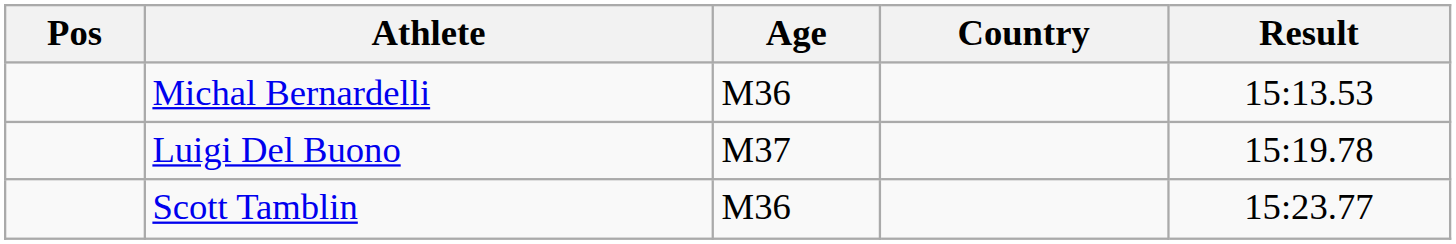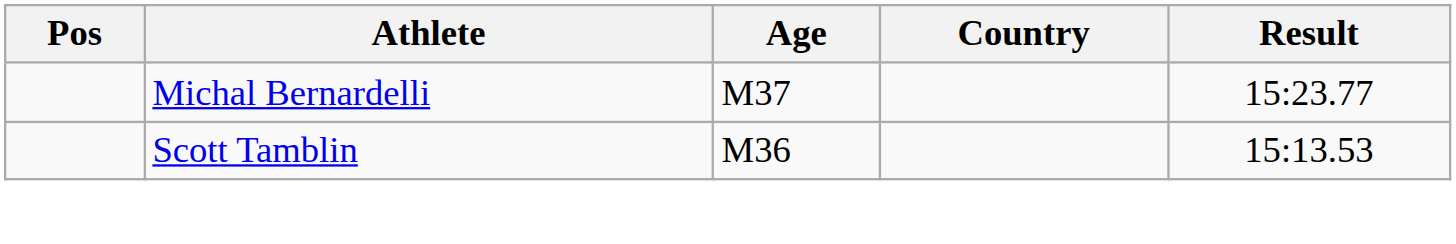(756, 91) M36 -> (756, 91) M37
(1309, 91) 15:13.53 -> (1309, 91) 15:23.77
- row: (277, 149)
(1309, 207) 15:23.77 -> (1309, 149) 15:13.53
